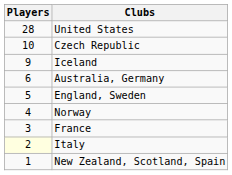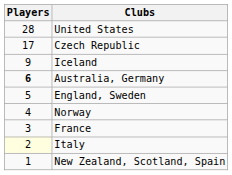(28, 46) 10 -> (28, 46) 17
(28, 79) normal -> (28, 79) bold
